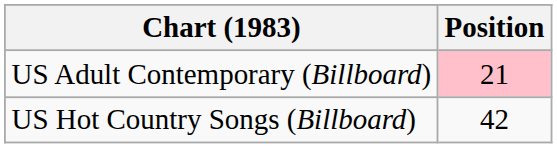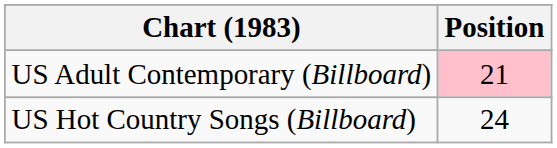(494, 119) 42 -> (494, 119) 24
